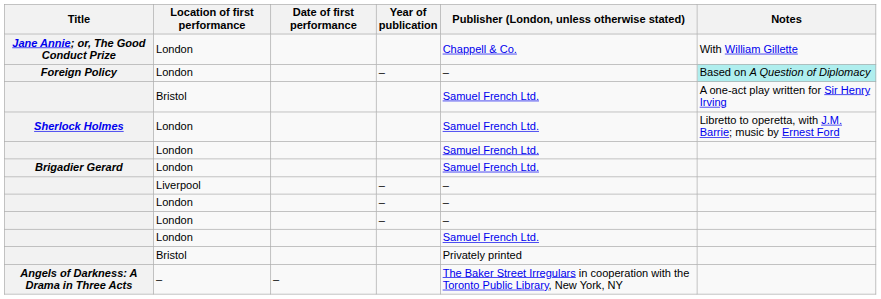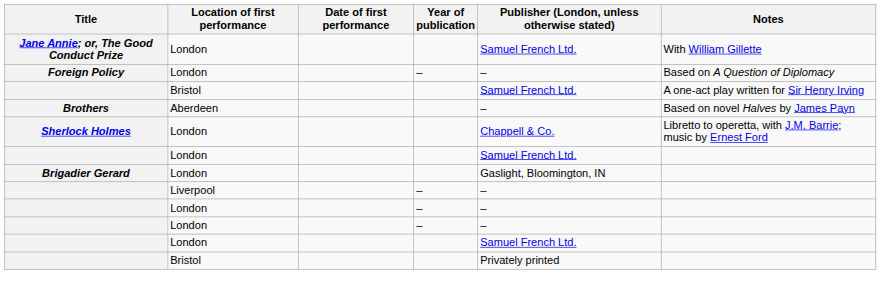(480, 49) Chappell & Co. -> (528, 49) Samuel French Ltd.
(785, 73) paleturquoise background -> (749, 73) no background
+ row: (86, 108)
(491, 126) Samuel French Ltd. -> (517, 131) Chappell & Co.
(491, 167) Samuel French Ltd. -> (543, 173) Gaslight, Bloomington, IN
- row: (79, 279)
